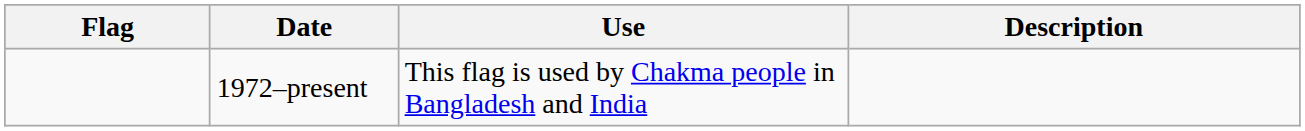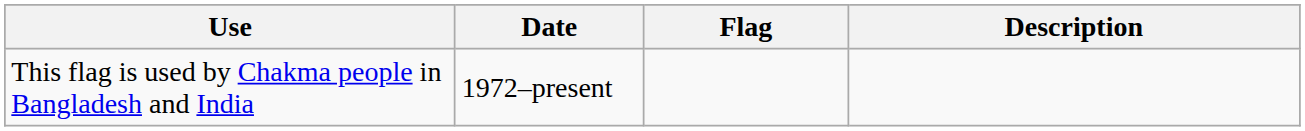columns swapped: (108, 26) <-> (623, 26)
